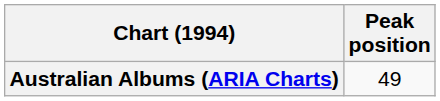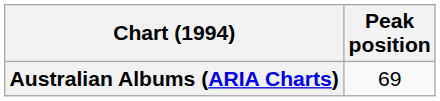(390, 78) 49 -> (390, 78) 69
